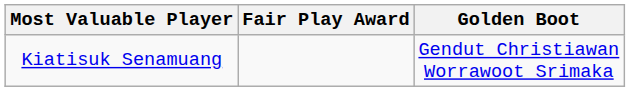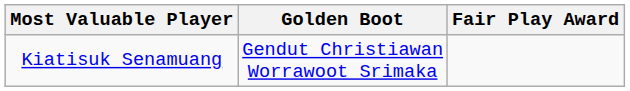columns swapped: (519, 20) <-> (326, 20)
